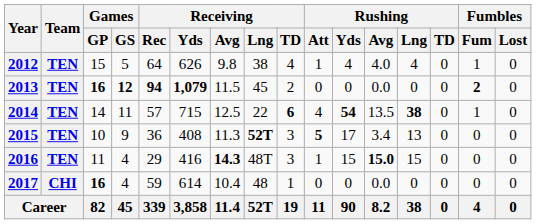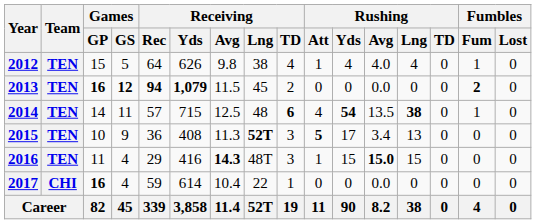(260, 111) 22 -> (260, 111) 48
(260, 183) 48 -> (260, 183) 22
